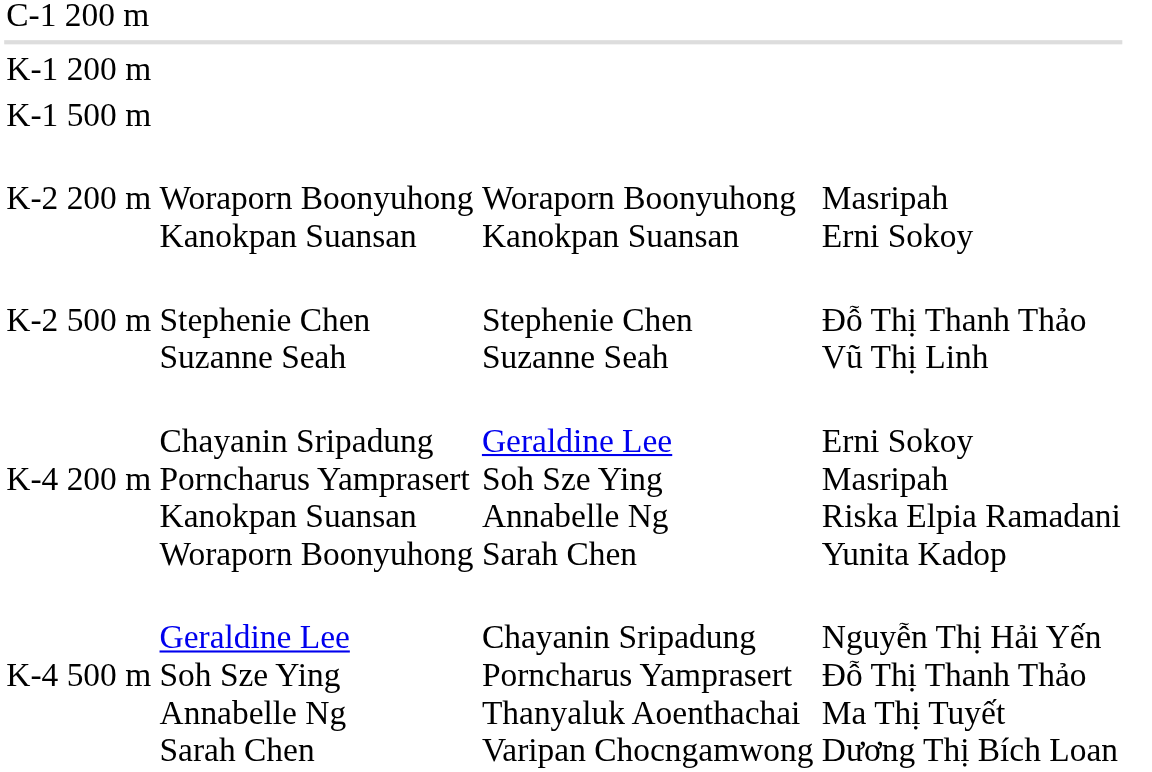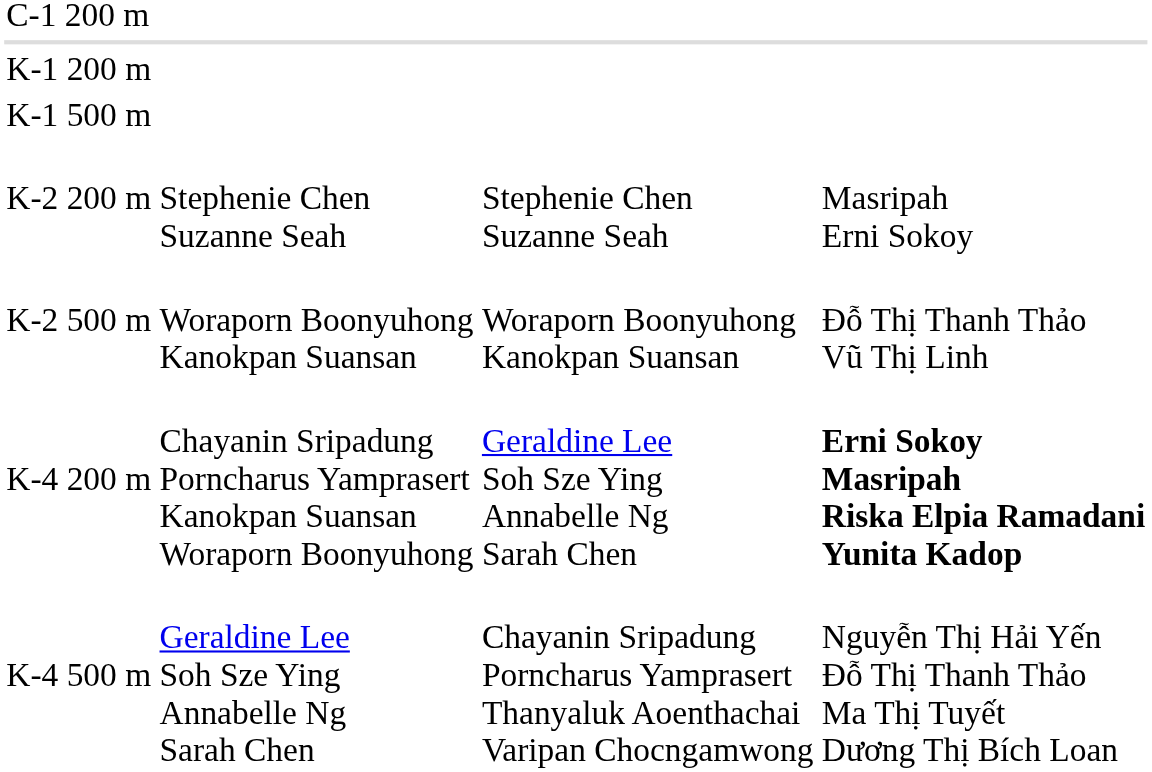(317, 217) Woraporn Boonyuhong Kanokpan Suansan -> (265, 217) Stephenie Chen Suzanne Seah
(639, 217) Woraporn Boonyuhong Kanokpan Suansan -> (587, 217) Stephenie Chen Suzanne Seah
(265, 338) Stephenie Chen Suzanne Seah -> (317, 338) Woraporn Boonyuhong Kanokpan Suansan
(587, 338) Stephenie Chen Suzanne Seah -> (639, 338) Woraporn Boonyuhong Kanokpan Suansan
(971, 497) normal -> (984, 497) bold
